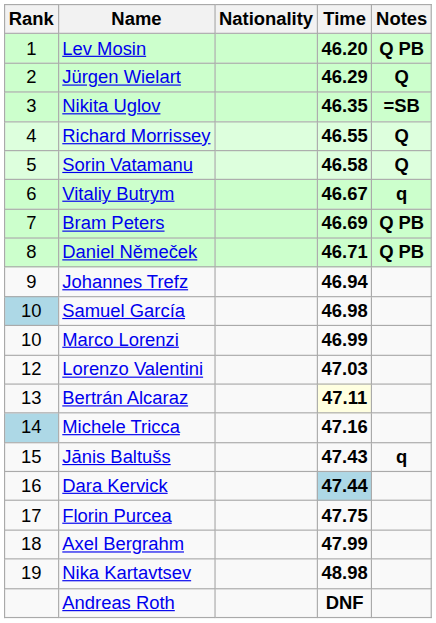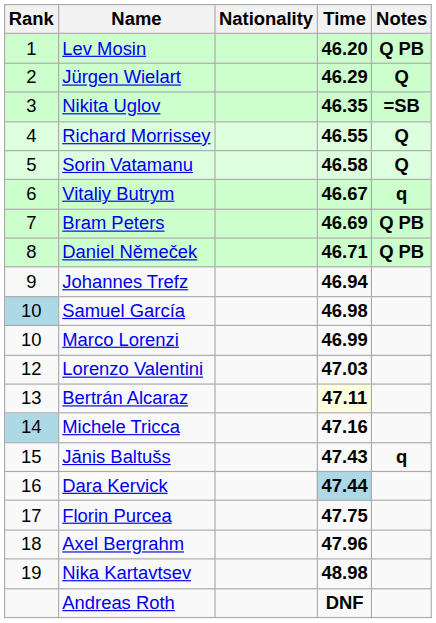(345, 544) 47.99 -> (345, 544) 47.96
